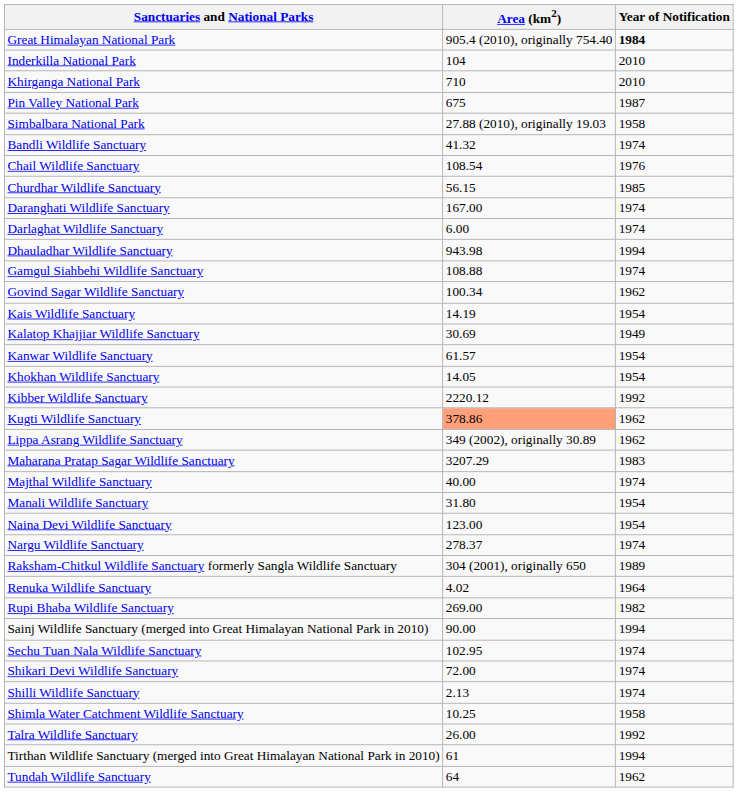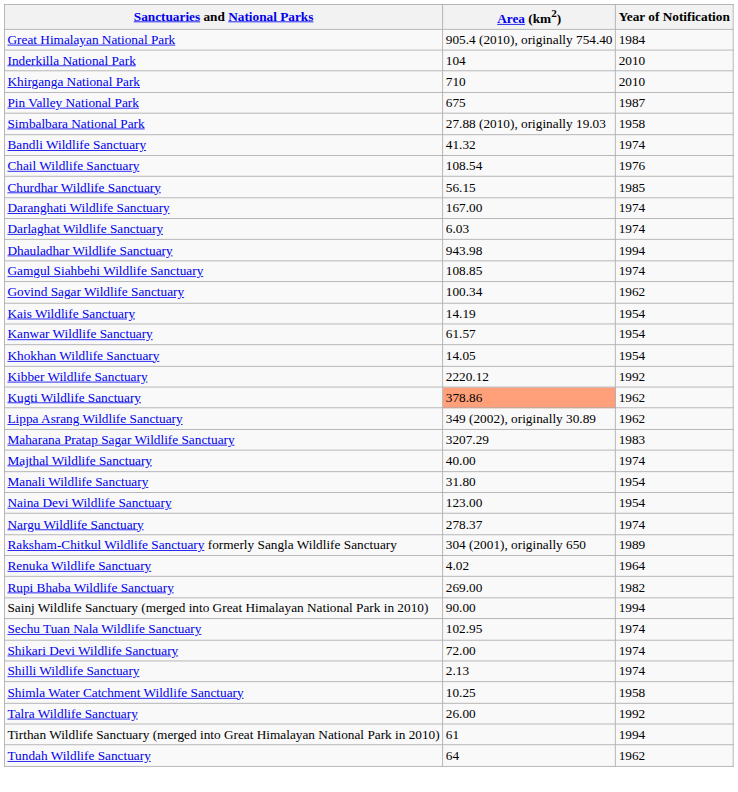(632, 39) bold -> (632, 39) normal
(457, 229) 6.00 -> (457, 229) 6.03
(464, 271) 108.88 -> (464, 271) 108.85
- row: (104, 334)
